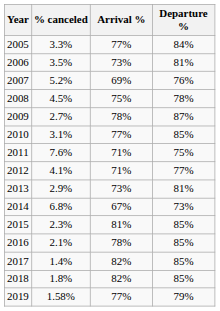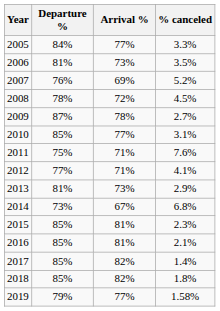columns swapped: (183, 20) <-> (61, 20)
(121, 99) 75% -> (125, 99) 72%
(121, 243) 78% -> (125, 243) 81%
